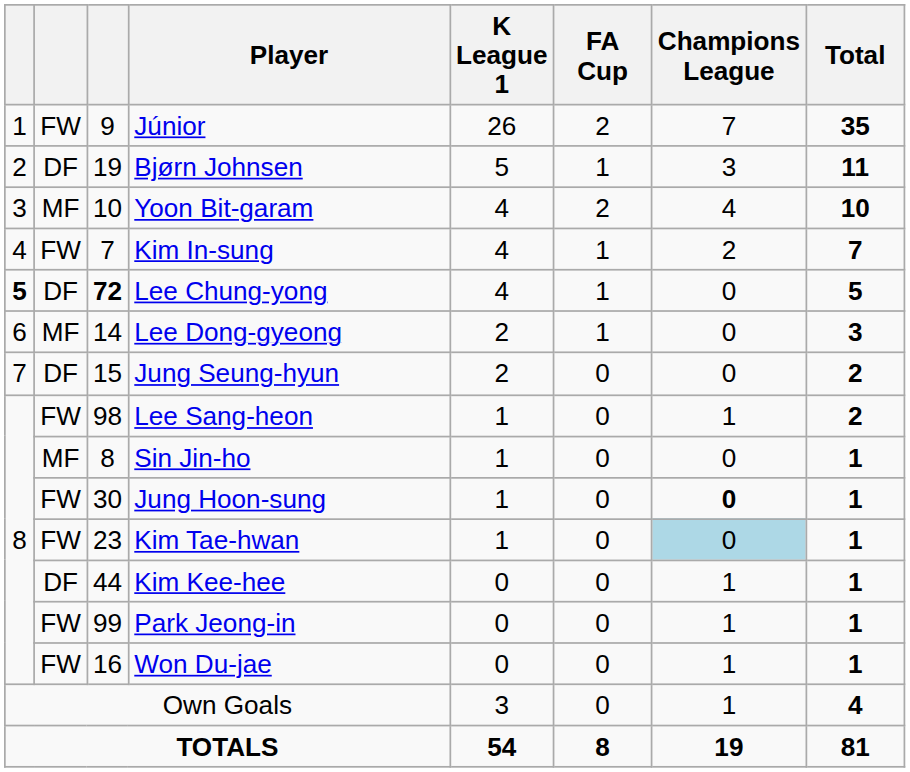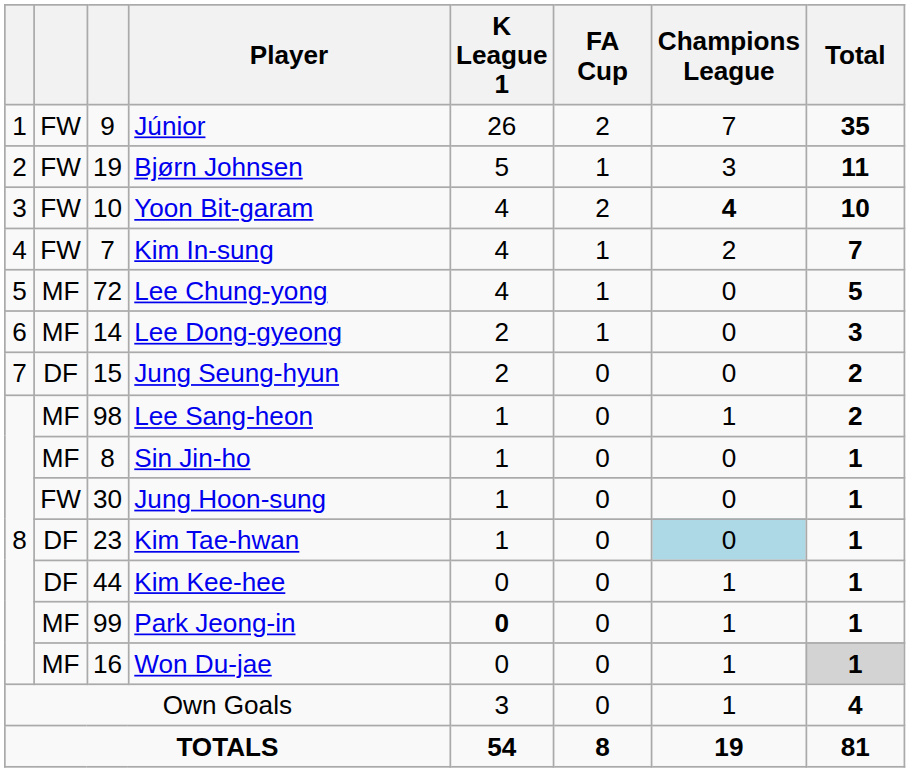(61, 167) DF -> (61, 167) FW
(61, 208) MF -> (61, 208) FW
(729, 208) normal -> (729, 208) bold
(20, 291) bold -> (20, 291) normal
(61, 291) DF -> (61, 291) MF
(108, 291) bold -> (108, 291) normal
(61, 415) FW -> (61, 415) MF
(729, 498) bold -> (729, 498) normal
(61, 539) FW -> (61, 539) DF
(61, 622) FW -> (61, 622) MF
(502, 622) normal -> (502, 622) bold
(61, 664) FW -> (61, 664) MF
(855, 664) no background -> (855, 664) lightgrey background
